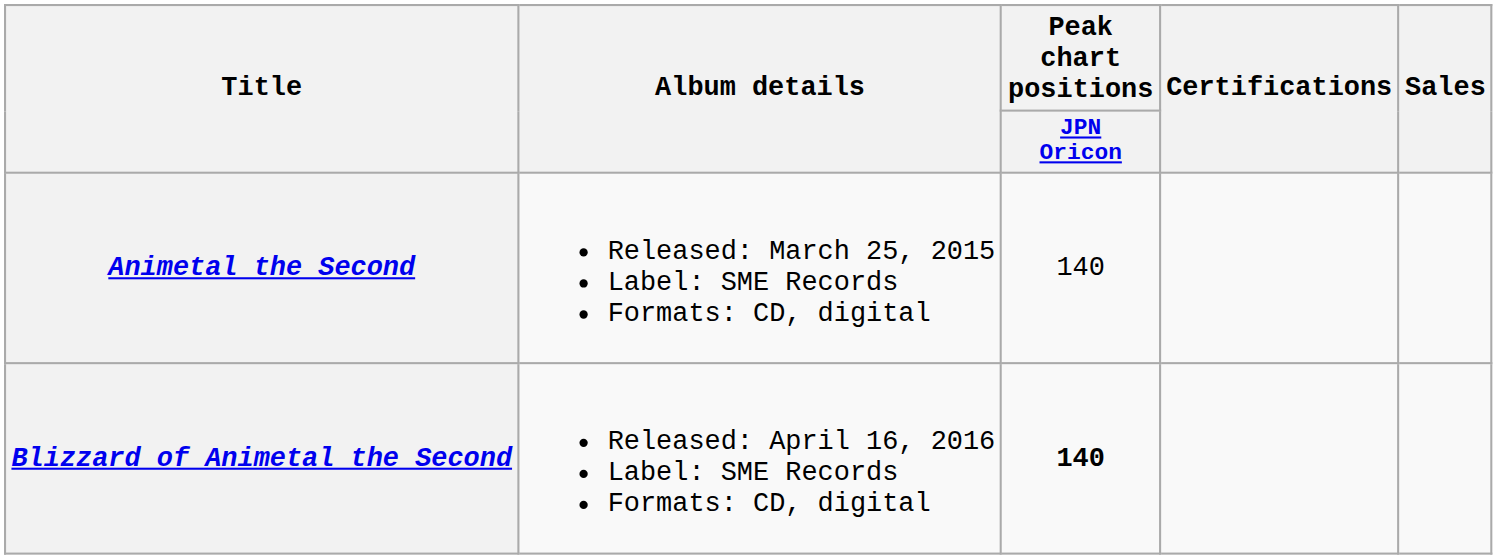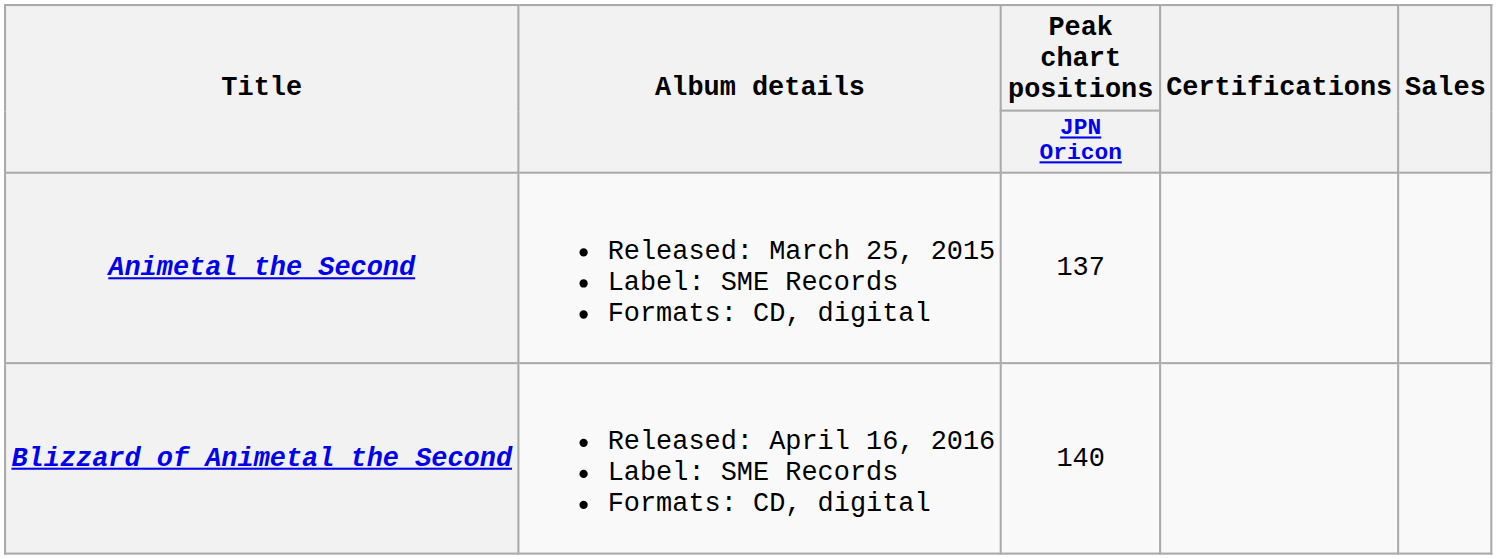(1081, 267) 140 -> (1081, 267) 137
(1081, 458) bold -> (1081, 458) normal
